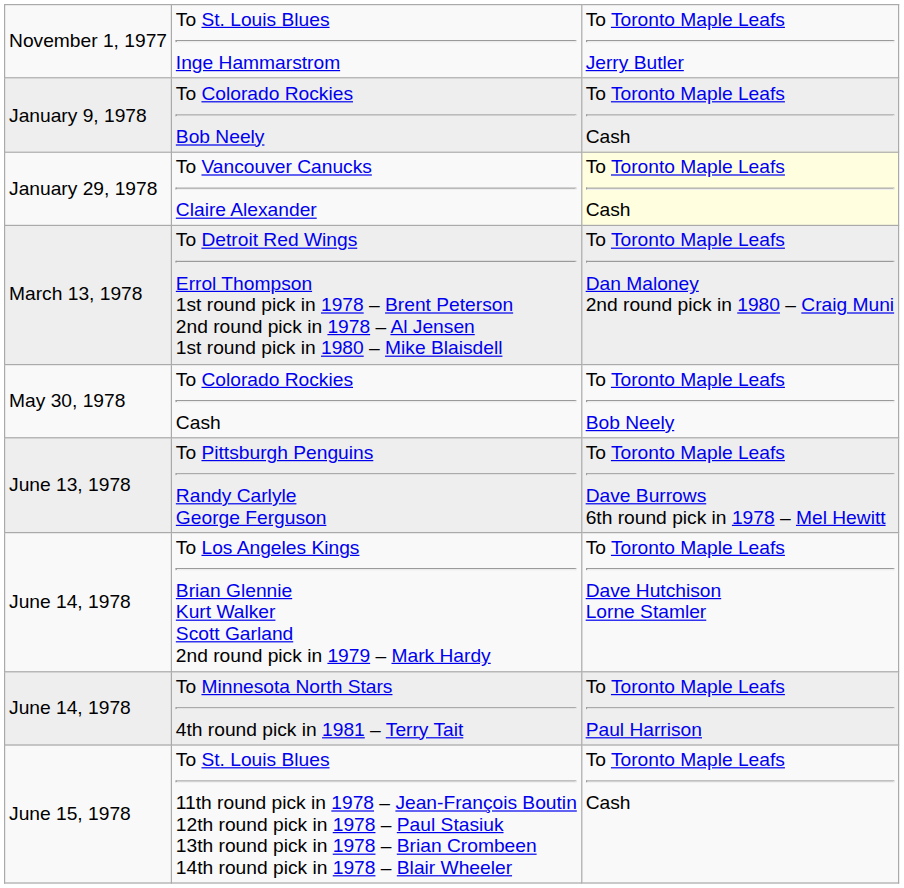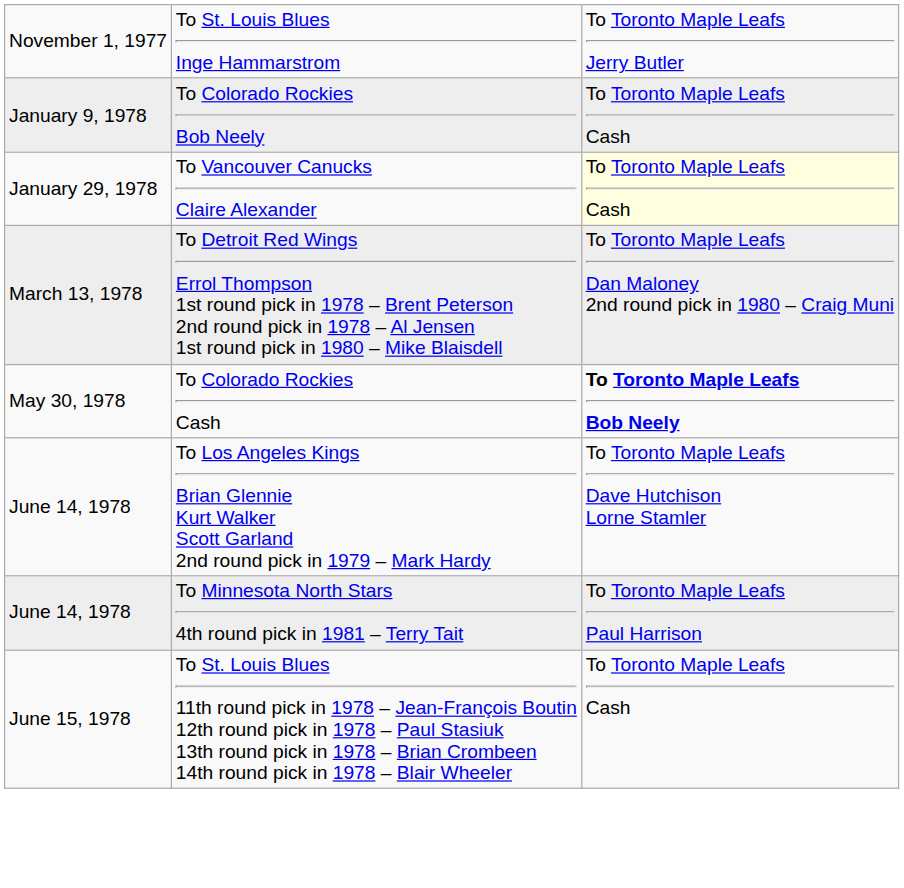(740, 400) normal -> (740, 400) bold
- row: (376, 485)
